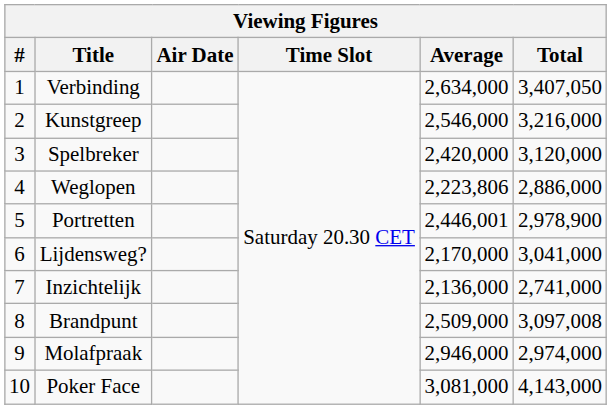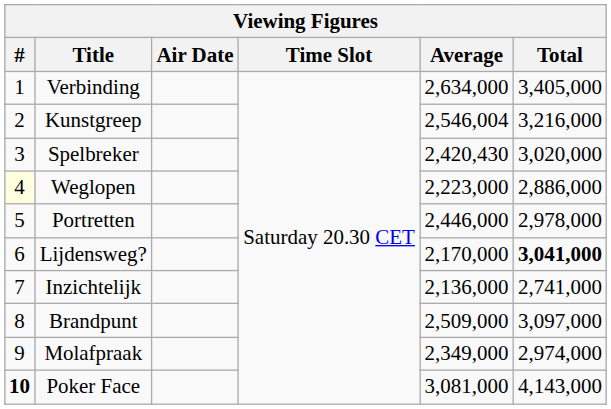(560, 87) 3,407,050 -> (560, 87) 3,405,000
(466, 120) 2,546,000 -> (466, 120) 2,546,004
(466, 154) 2,420,000 -> (466, 154) 2,420,430
(560, 154) 3,120,000 -> (560, 154) 3,020,000
(20, 187) no background -> (20, 187) lightyellow background
(466, 187) 2,223,806 -> (466, 187) 2,223,000
(466, 220) 2,446,001 -> (466, 220) 2,446,000
(560, 220) 2,978,900 -> (560, 220) 2,978,000
(560, 253) normal -> (560, 253) bold
(560, 320) 3,097,008 -> (560, 320) 3,097,000
(466, 353) 2,946,000 -> (466, 353) 2,349,000
(20, 386) normal -> (20, 386) bold
